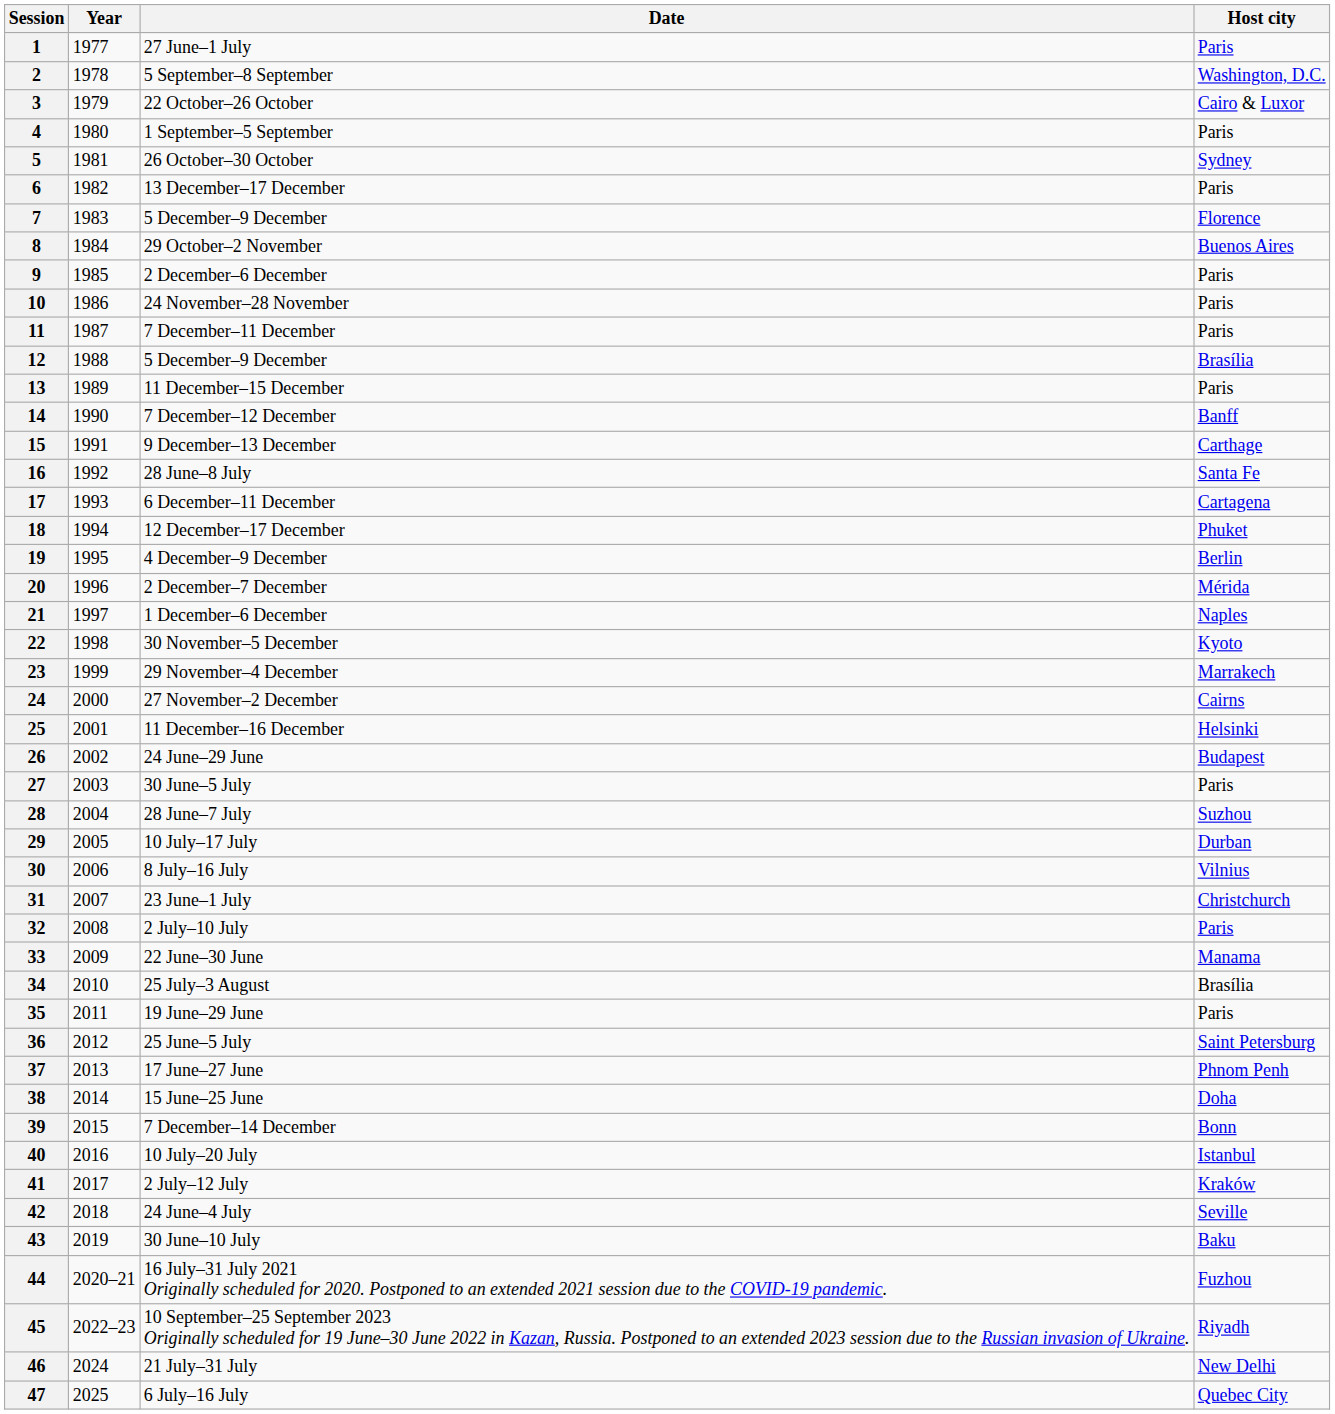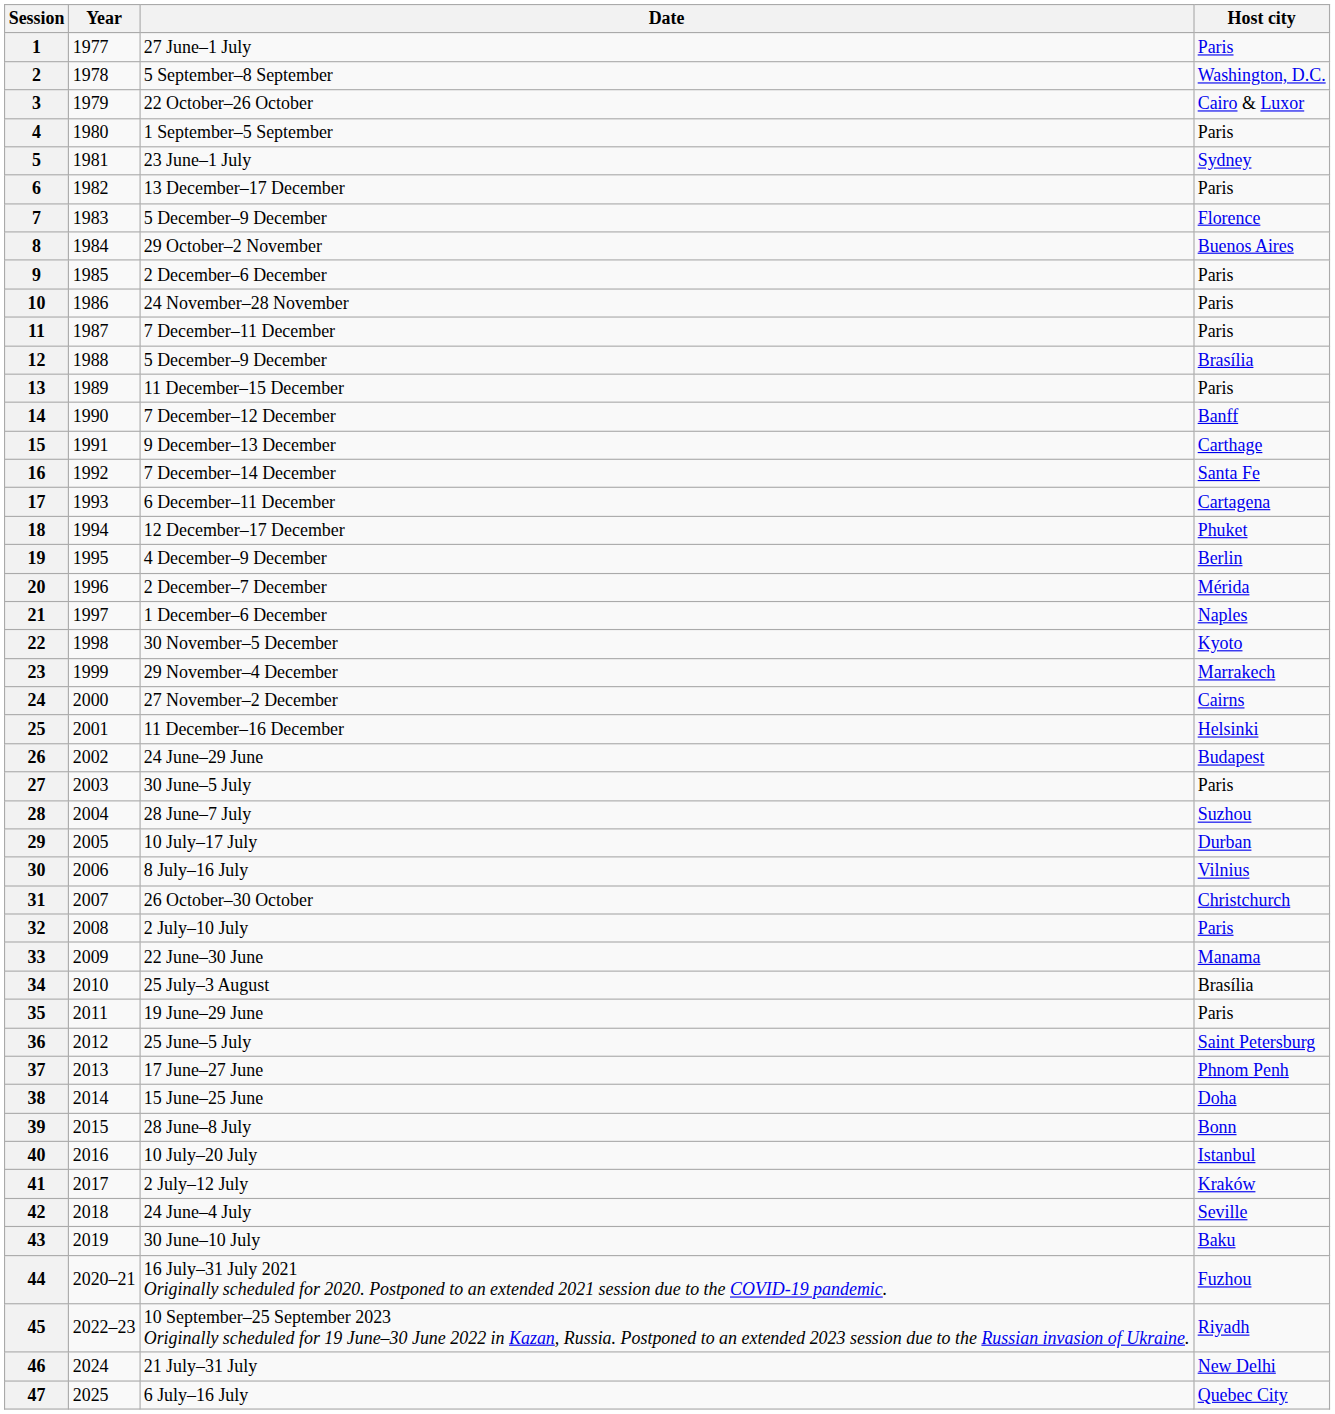(228, 160) 26 October–30 October -> (197, 160) 23 June–1 July
(197, 473) 28 June–8 July -> (240, 473) 7 December–14 December
(197, 899) 23 June–1 July -> (228, 899) 26 October–30 October
(240, 1127) 7 December–14 December -> (197, 1127) 28 June–8 July
